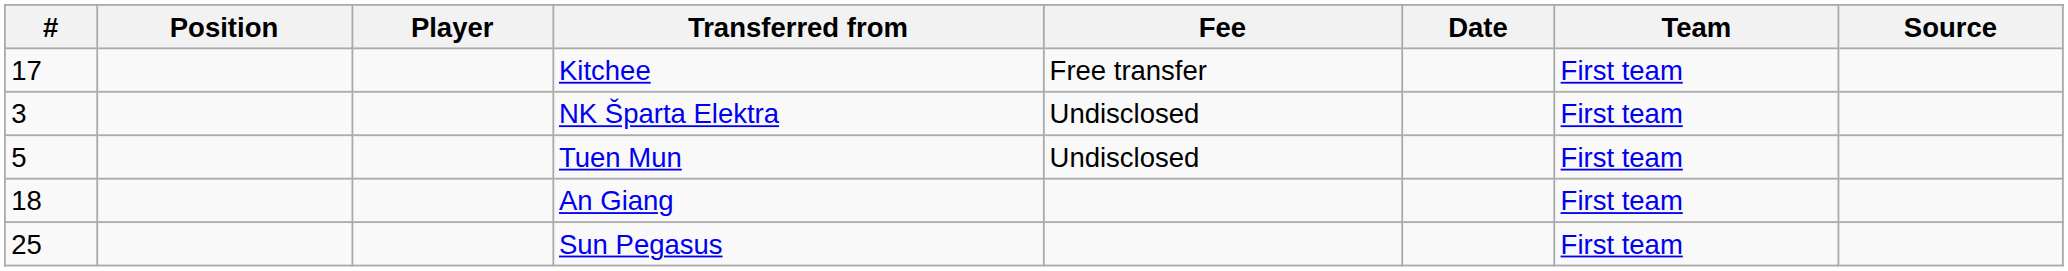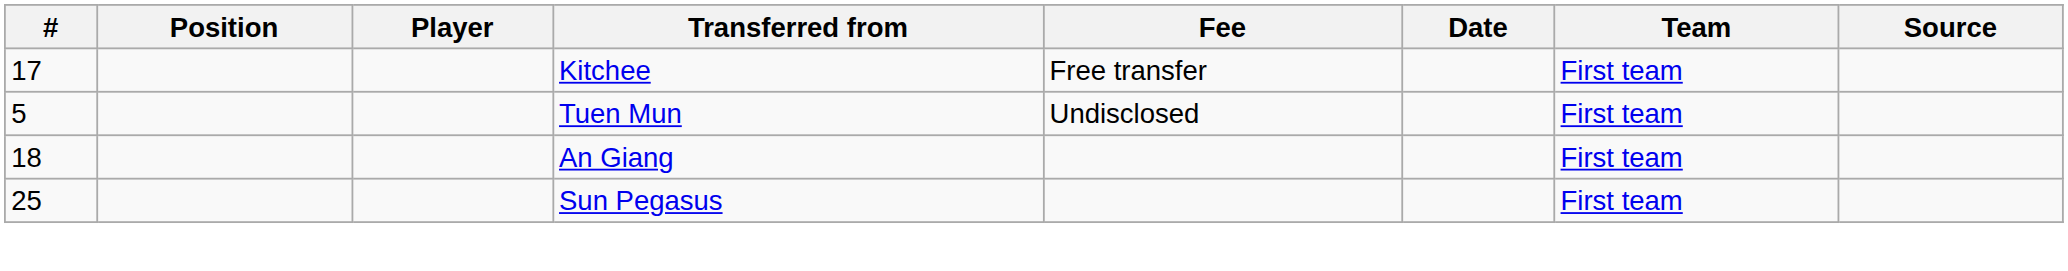- row: (669, 114)
